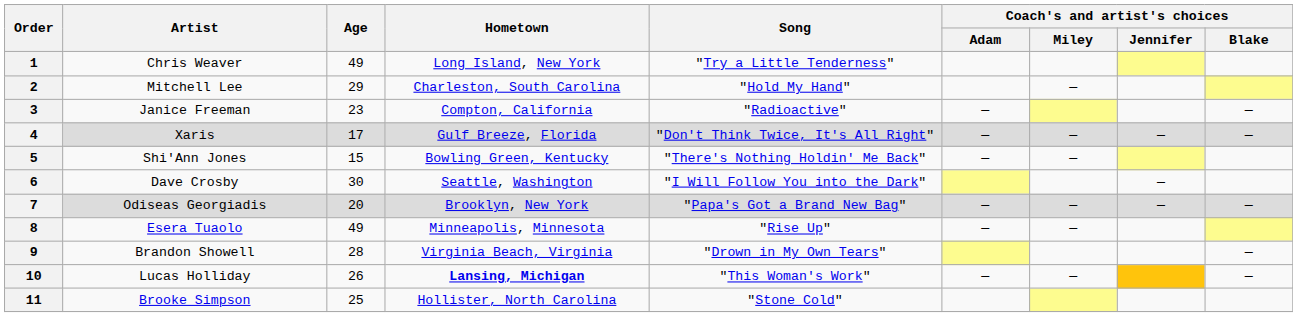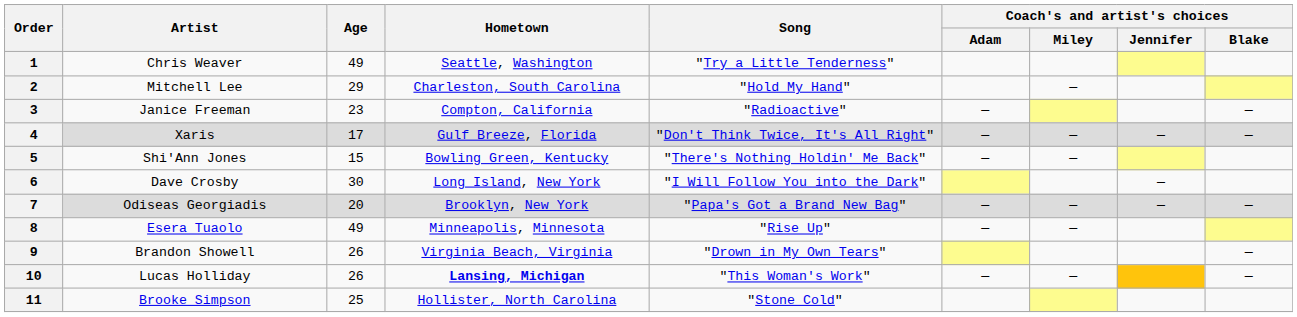(517, 64) Long Island, New York -> (517, 64) Seattle, Washington
(517, 182) Seattle, Washington -> (517, 182) Long Island, New York
(356, 253) 28 -> (356, 253) 26
